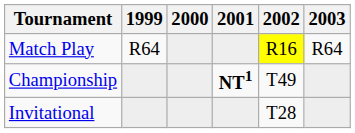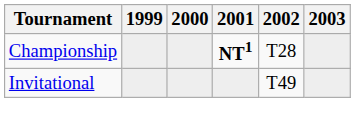- row: (51, 48)
(281, 80) T49 -> (281, 51) T28
(281, 112) T28 -> (281, 83) T49
